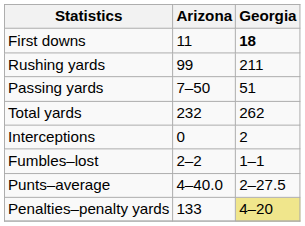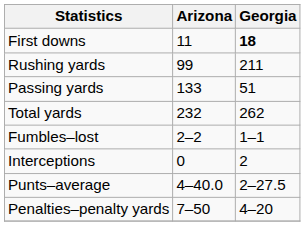(193, 88) 7–50 -> (189, 88) 133
rows swapped: (51, 137) <-> (53, 161)
(189, 209) 133 -> (193, 209) 7–50
(256, 209) khaki background -> (256, 209) no background
